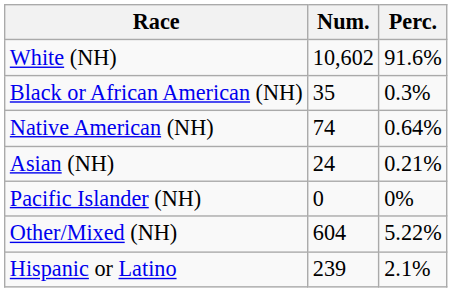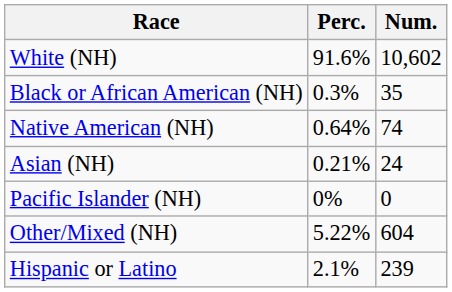columns swapped: (343, 22) <-> (413, 22)
